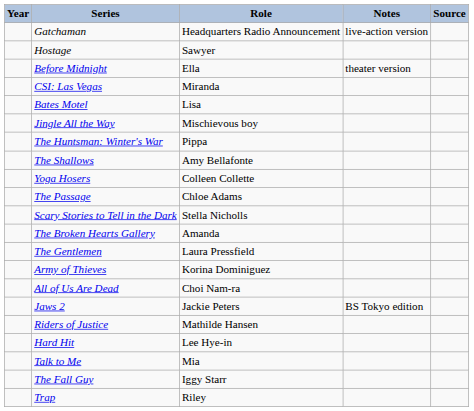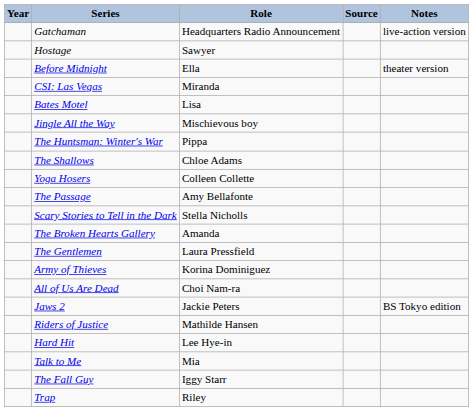columns swapped: (387, 13) <-> (450, 13)
(217, 160) Amy Bellafonte -> (212, 160) Chloe Adams
(212, 196) Chloe Adams -> (217, 196) Amy Bellafonte
